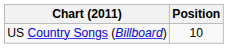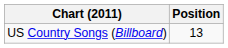(196, 33) 10 -> (196, 33) 13
